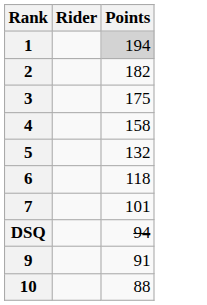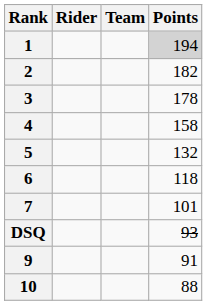+ column: (125, 17)
(138, 98) 175 -> (185, 98) 178
(142, 233) 94 -> (190, 233) 93
